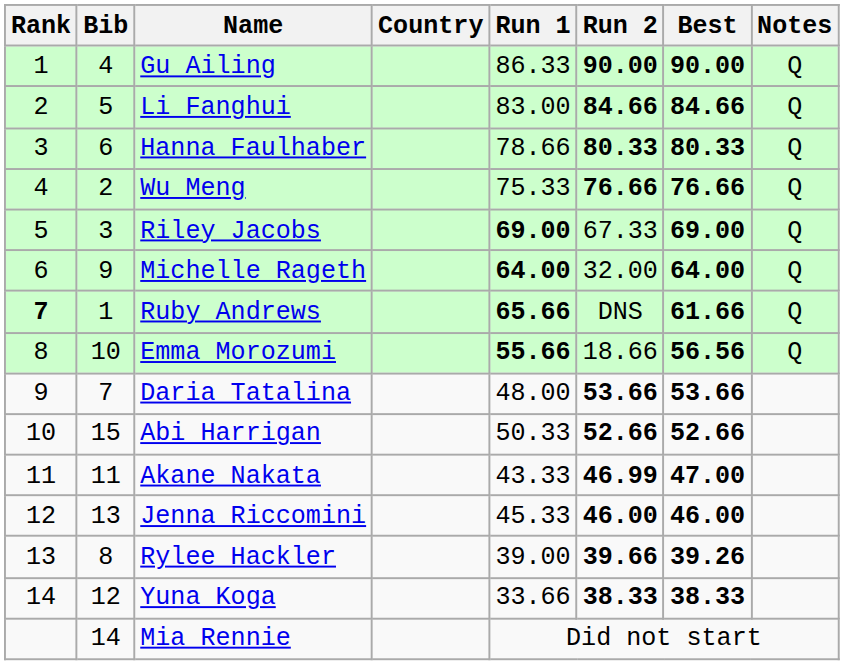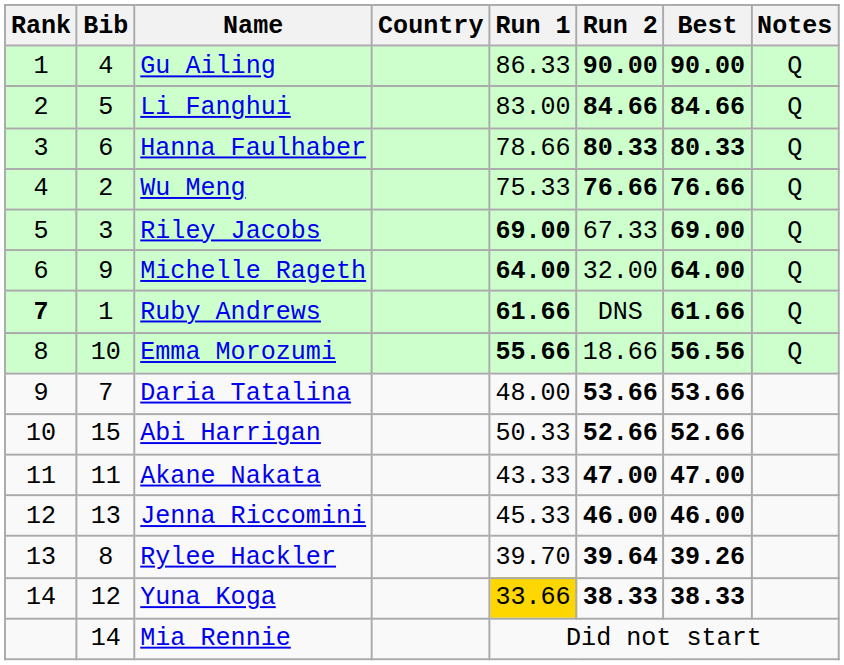(533, 312) 65.66 -> (533, 312) 61.66
(620, 475) 46.99 -> (620, 475) 47.00
(533, 557) 39.00 -> (533, 557) 39.70
(620, 557) 39.66 -> (620, 557) 39.64
(533, 598) no background -> (533, 598) gold background
